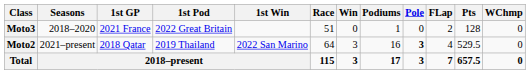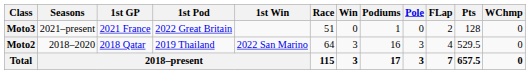(72, 28) 2018–2020 -> (67, 28) 2021–present
(67, 45) 2021–present -> (72, 45) 2018–2020
(421, 45) bold -> (421, 45) normal
